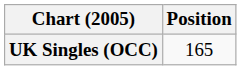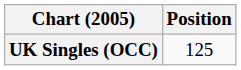(199, 49) 165 -> (199, 49) 125
